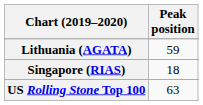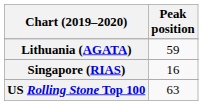(173, 69) 18 -> (173, 69) 16
